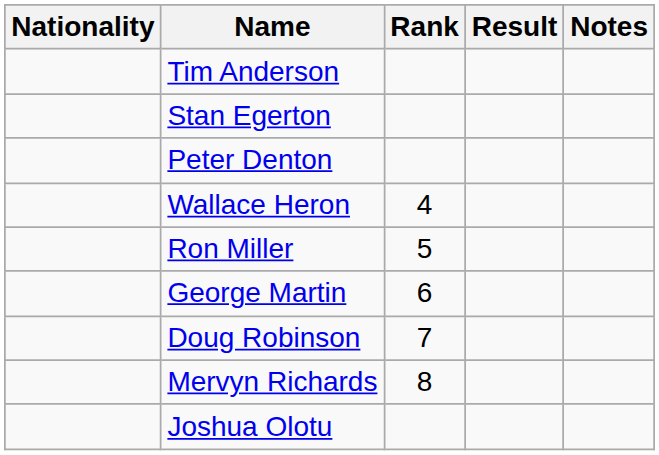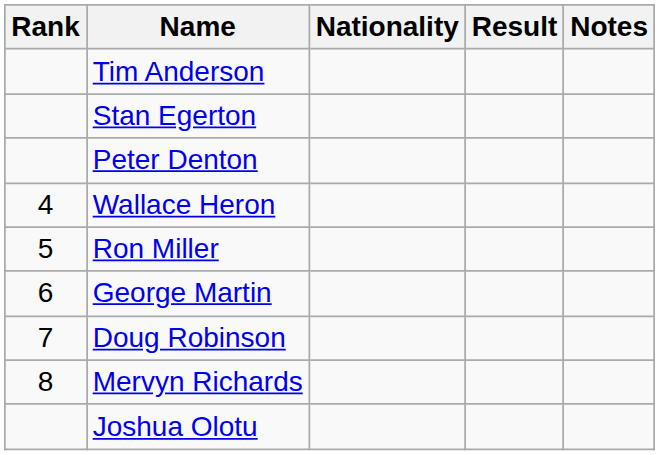columns swapped: (425, 26) <-> (83, 26)
